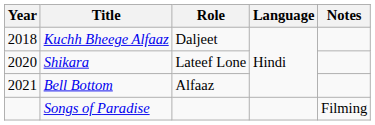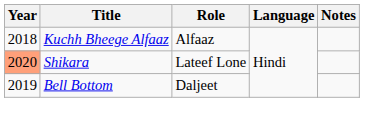(196, 39) Daljeet -> (195, 39) Alfaaz
(22, 62) no background -> (22, 62) lightsalmon background
(22, 85) 2021 -> (22, 85) 2019
(195, 85) Alfaaz -> (196, 85) Daljeet
- row: (97, 108)
